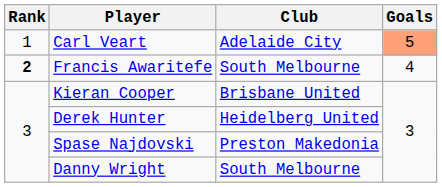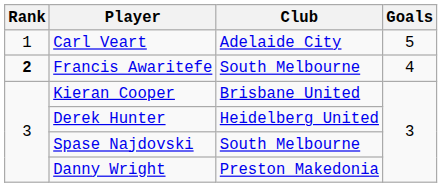(410, 43) lightsalmon background -> (410, 43) no background
(299, 144) Preston Makedonia -> (290, 144) South Melbourne
(290, 170) South Melbourne -> (299, 170) Preston Makedonia
